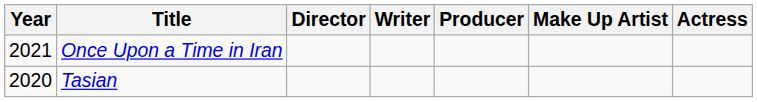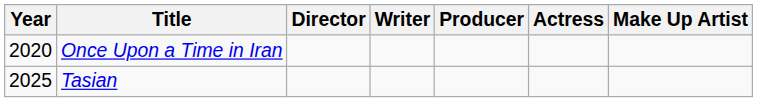columns swapped: (712, 19) <-> (601, 19)
(31, 50) 2021 -> (31, 50) 2020
(31, 81) 2020 -> (31, 81) 2025
